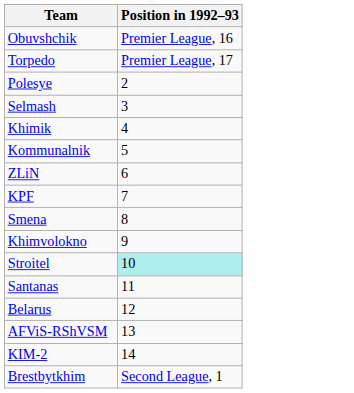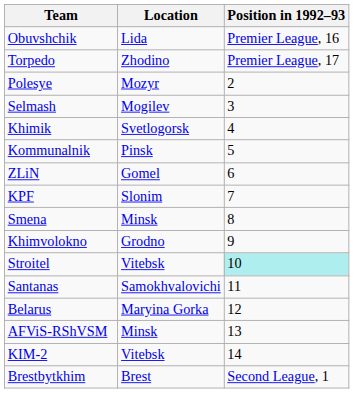+ column: (171, 15)
